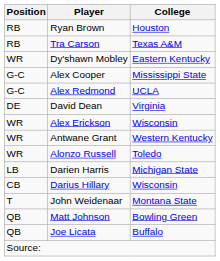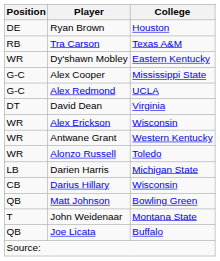(13, 28) RB -> (13, 28) DE
(13, 106) DE -> (13, 106) DT
rows swapped: (80, 216) <-> (86, 201)
